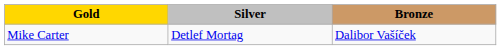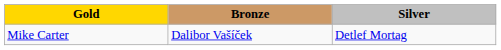columns swapped: (250, 14) <-> (414, 14)
